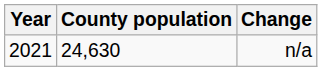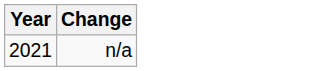- column: (147, 19)
